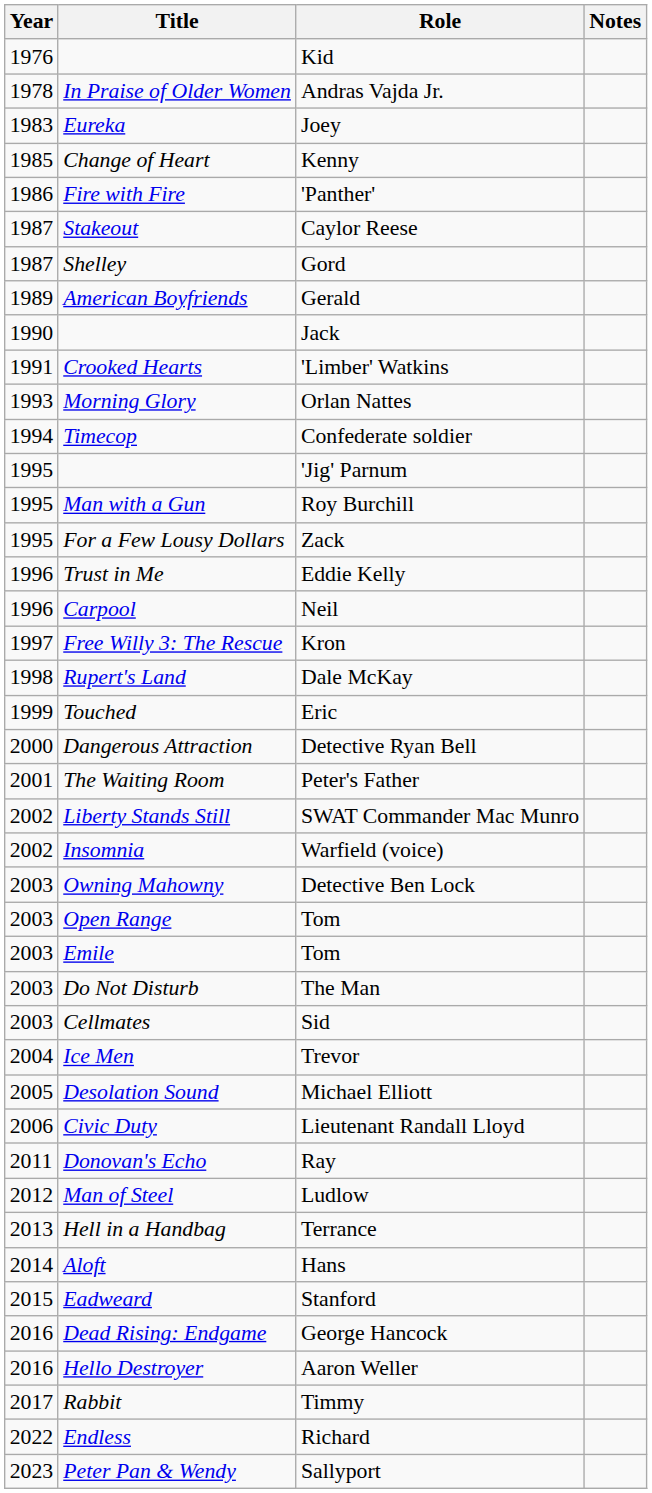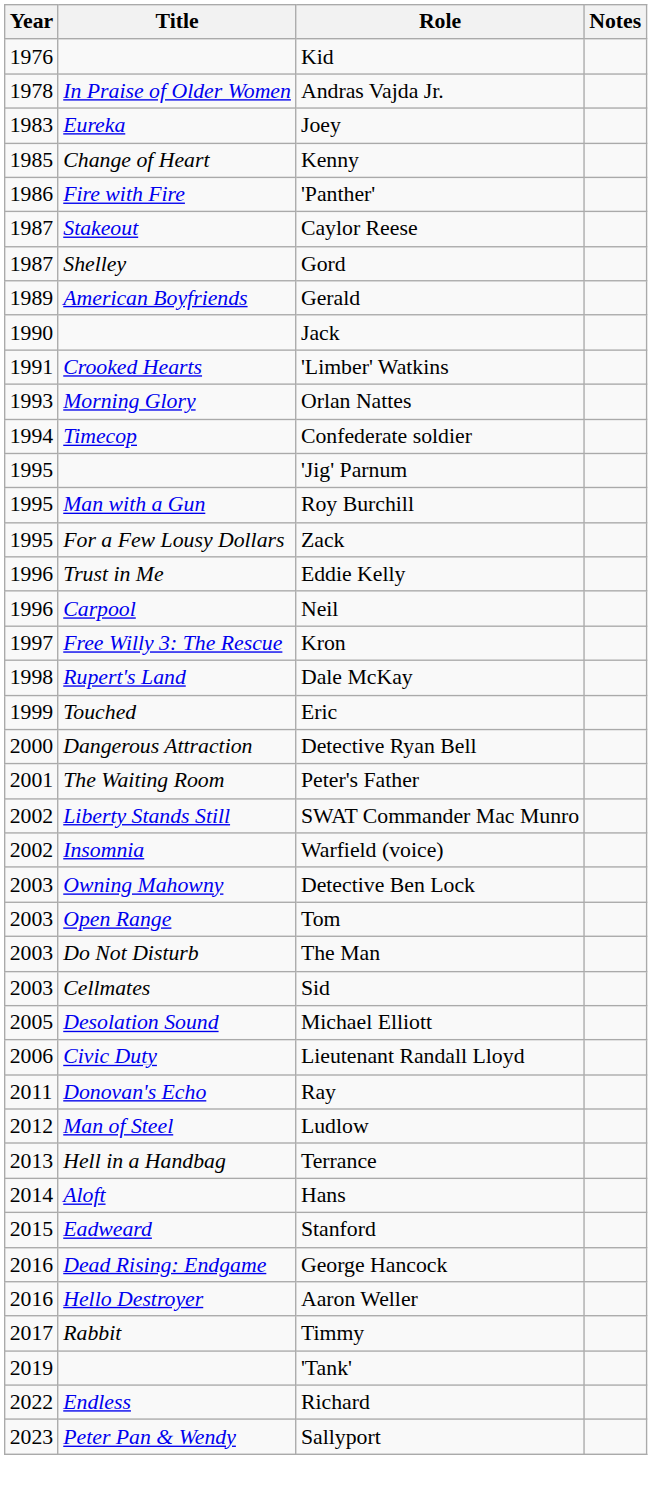- row: (89, 953)
- row: (99, 1057)
+ row: (177, 1368)
